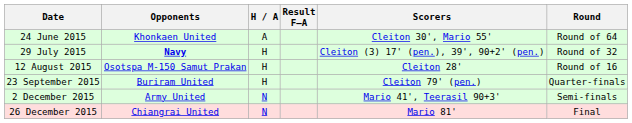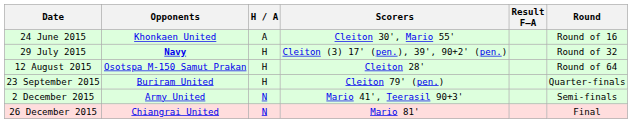columns swapped: (299, 17) <-> (432, 17)
(587, 37) Round of 64 -> (587, 37) Round of 16
(587, 67) Round of 16 -> (587, 67) Round of 64
